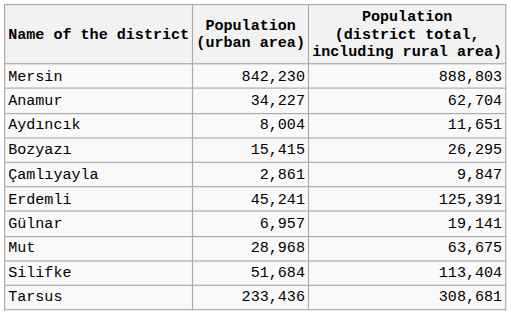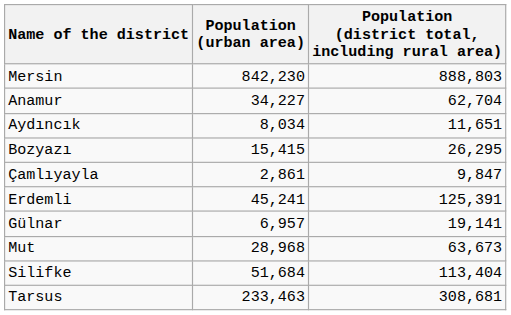(282, 125) 8,004 -> (282, 125) 8,034
(475, 248) 63,675 -> (475, 248) 63,673
(273, 297) 233,436 -> (273, 297) 233,463
